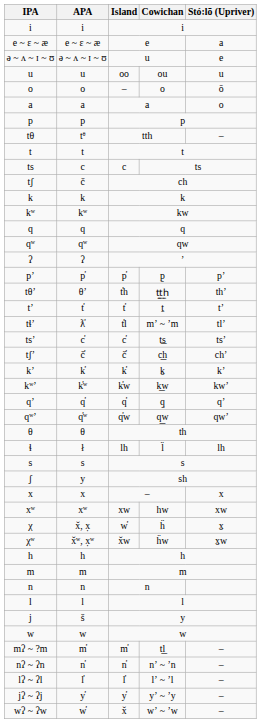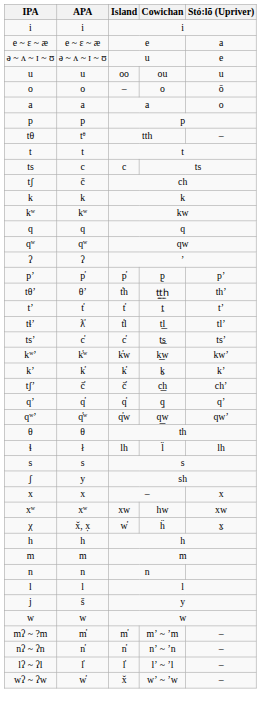(162, 324) mʼ ~ ʼm -> (162, 324) t͟l
rows swapped: (30, 355) <-> (30, 386)
- row: (30, 540)
(162, 649) t͟l -> (162, 633) mʼ ~ ʼm
- row: (30, 695)
